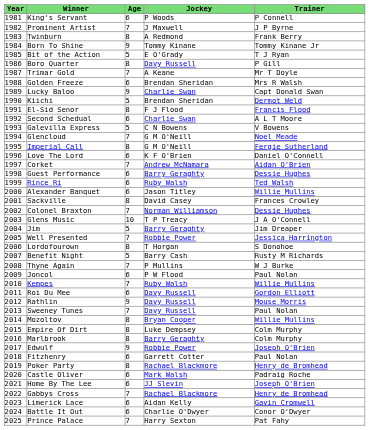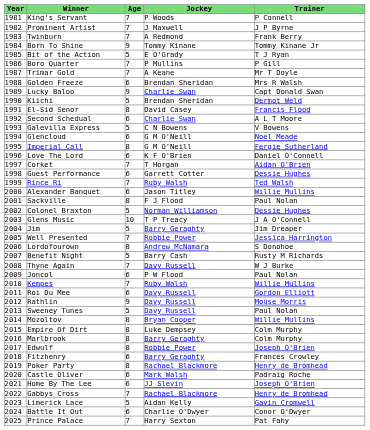(128, 18) 6 -> (128, 18) 7
(128, 36) 8 -> (128, 36) 7
(128, 64) 8 -> (128, 64) 7
(170, 64) Davy Russell -> (164, 64) P Mullins
(164, 110) F J Flood -> (168, 110) David Casey
(128, 137) 7 -> (128, 137) 6
(176, 164) Andrew McNamara -> (161, 164) T Horgan
(174, 174) Barry Geraghty -> (174, 174) Garrett Cotter
(128, 183) 6 -> (128, 183) 7
(168, 201) David Casey -> (164, 201) F J Flood
(287, 201) Frances Crowley -> (276, 201) Paul Nolan
(128, 210) 7 -> (128, 210) 5
(161, 247) T Horgan -> (176, 247) Andrew McNamara
(164, 265) P Mullins -> (170, 265) Davy Russell
(128, 311) 7 -> (128, 311) 5
(128, 347) 9 -> (128, 347) 8
(174, 357) Garrett Cotter -> (174, 357) Barry Geraghty
(276, 357) Paul Nolan -> (287, 357) Frances Crowley
(128, 402) 6 -> (128, 402) 5
